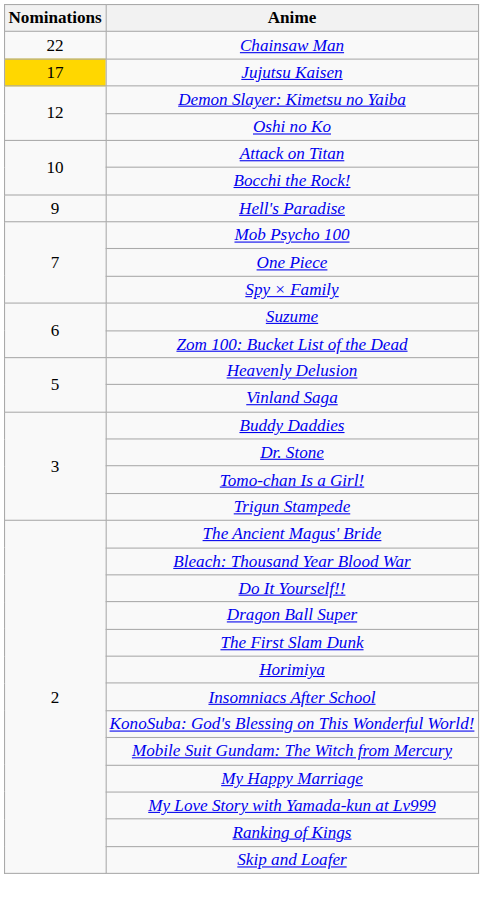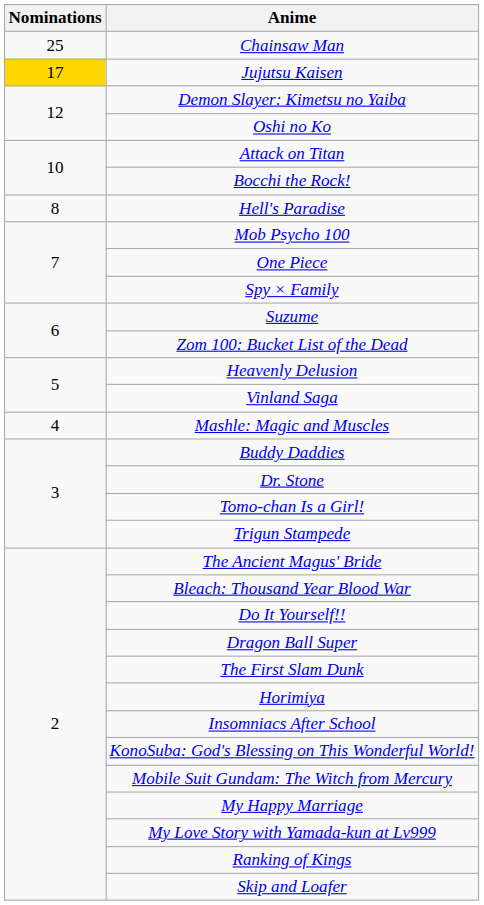(55, 45) 22 -> (55, 45) 25
(55, 208) 9 -> (55, 208) 8
+ row: (292, 425)
